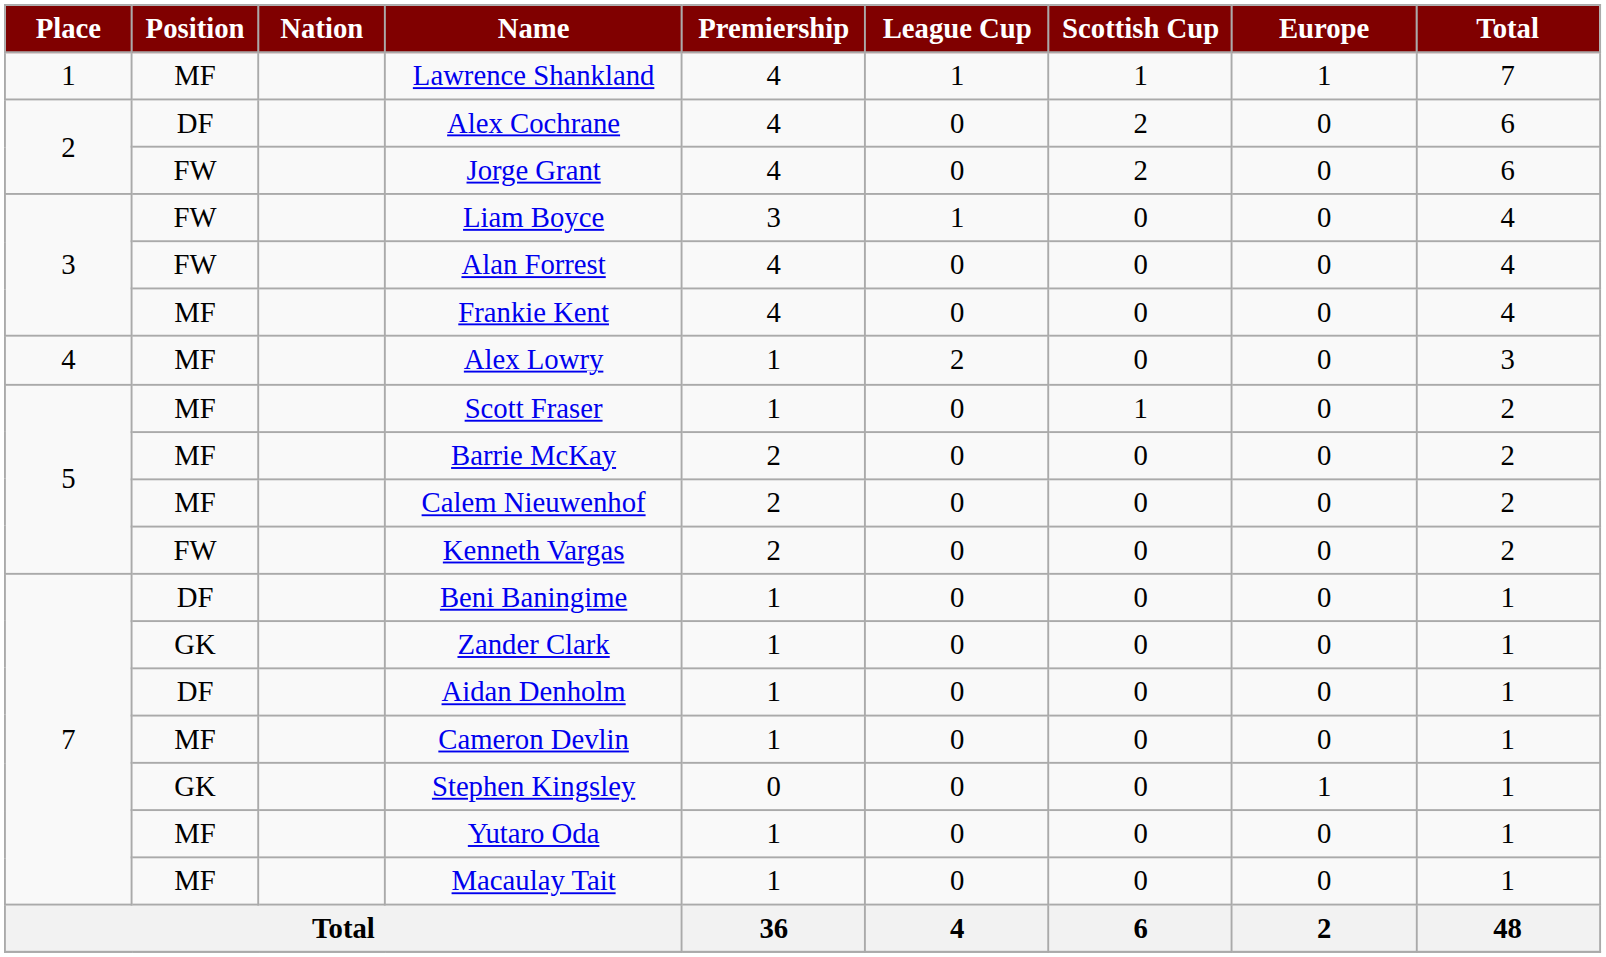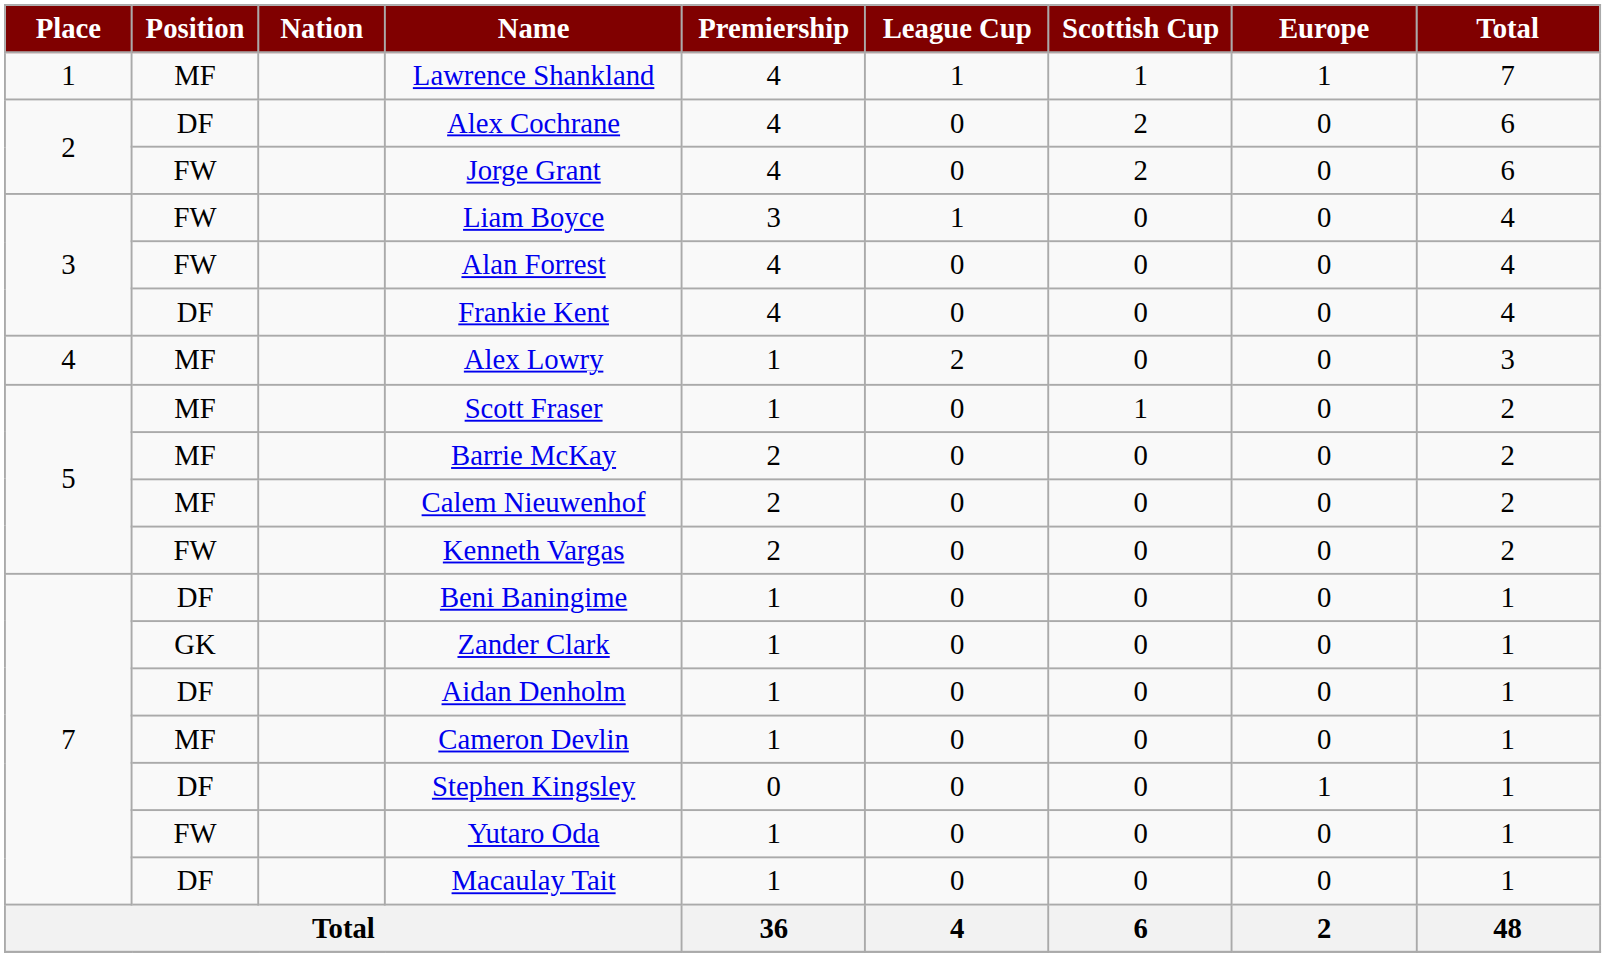(195, 312) MF -> (195, 312) DF
(195, 786) GK -> (195, 786) DF
(195, 833) MF -> (195, 833) FW
(195, 880) MF -> (195, 880) DF
